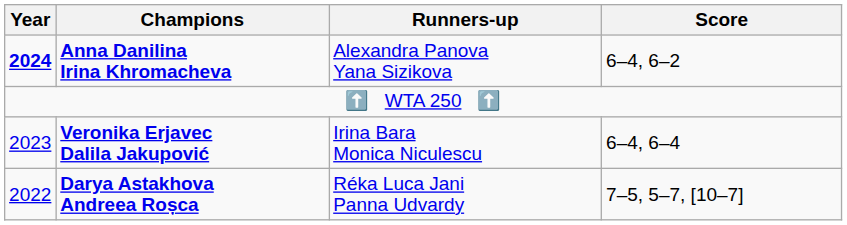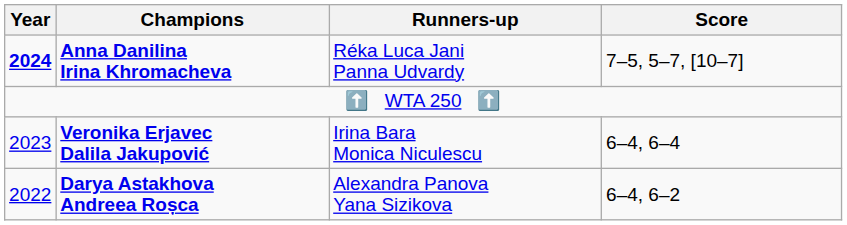(411, 61) Alexandra Panova Yana Sizikova -> (399, 61) Réka Luca Jani Panna Udvardy
(643, 61) 6–4, 6–2 -> (675, 61) 7–5, 5–7, [10–7]
(399, 194) Réka Luca Jani Panna Udvardy -> (411, 194) Alexandra Panova Yana Sizikova
(675, 194) 7–5, 5–7, [10–7] -> (643, 194) 6–4, 6–2
